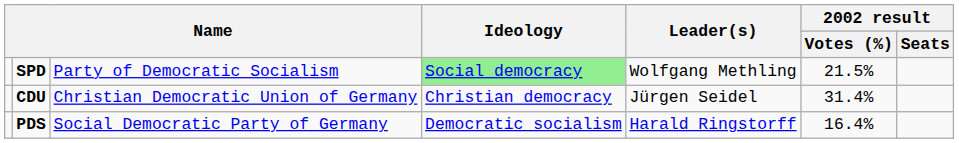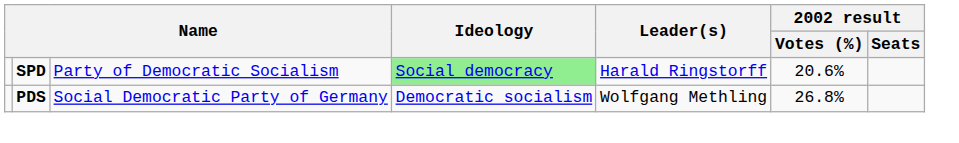(713, 71) Wolfgang Methling -> (684, 71) Harald Ringstorff
(849, 71) 21.5% -> (819, 71) 20.6%
- row: (31, 98)
(713, 125) Harald Ringstorff -> (684, 98) Wolfgang Methling
(849, 125) 16.4% -> (819, 98) 26.8%
